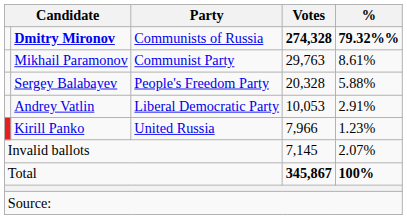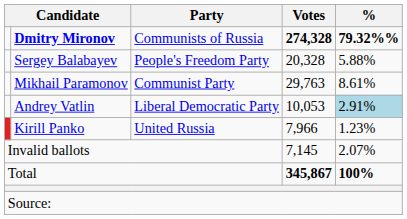rows swapped: (71, 60) <-> (66, 83)
(357, 106) no background -> (357, 106) lightblue background
